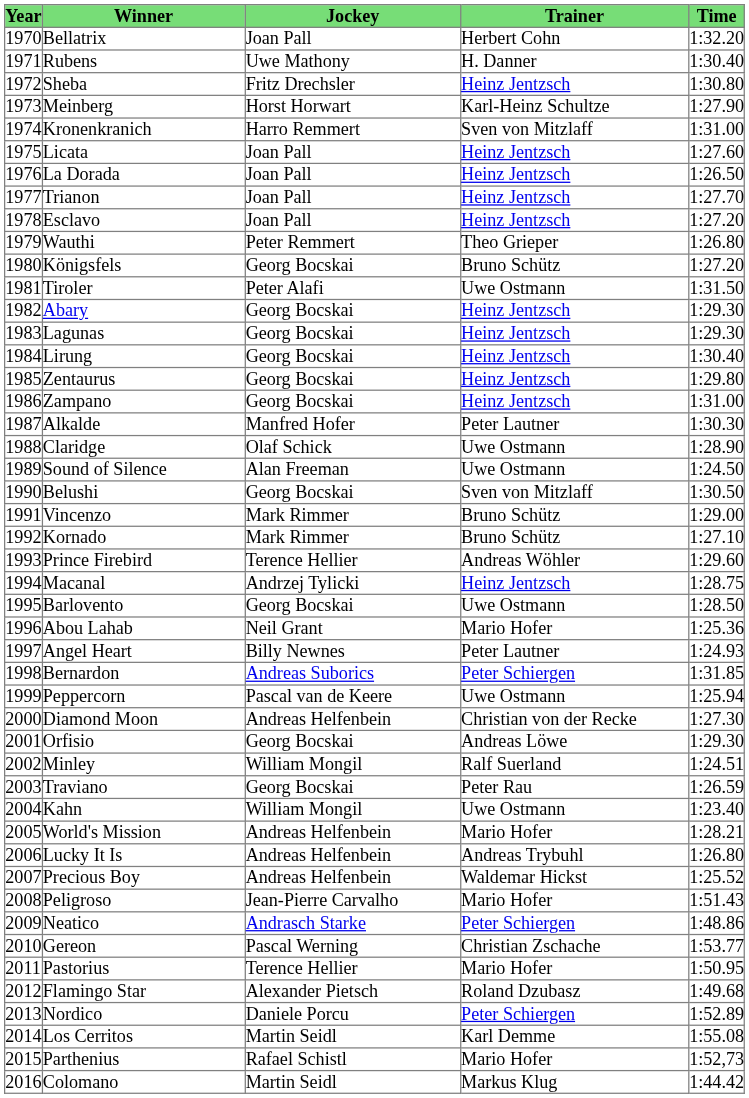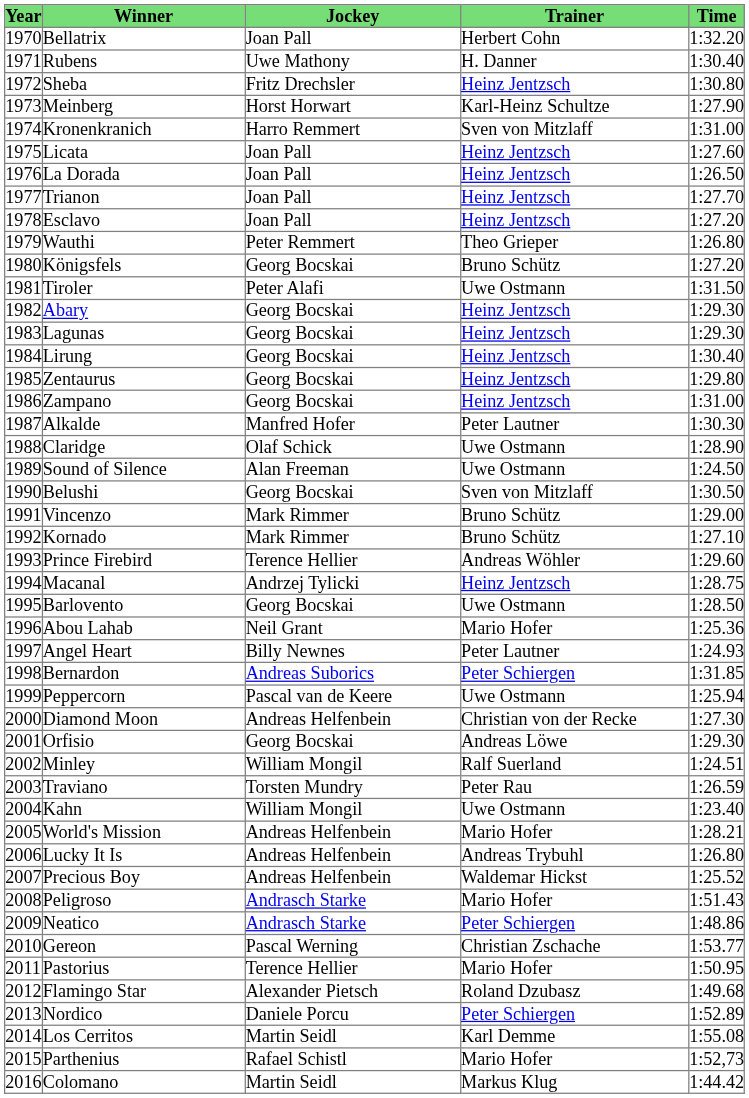(300, 786) Georg Bocskai -> (304, 786) Torsten Mundry
(322, 900) Jean-Pierre Carvalho -> (306, 900) Andrasch Starke
